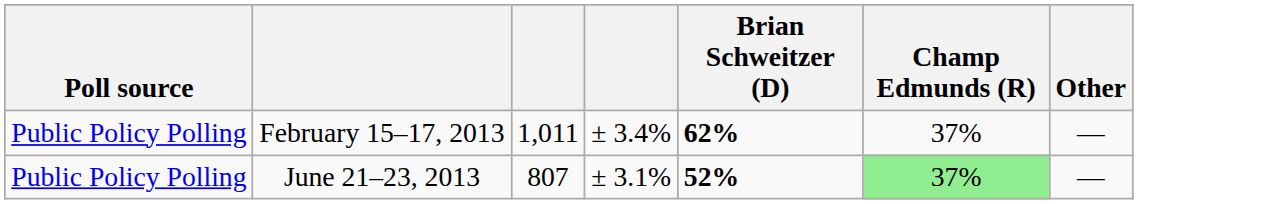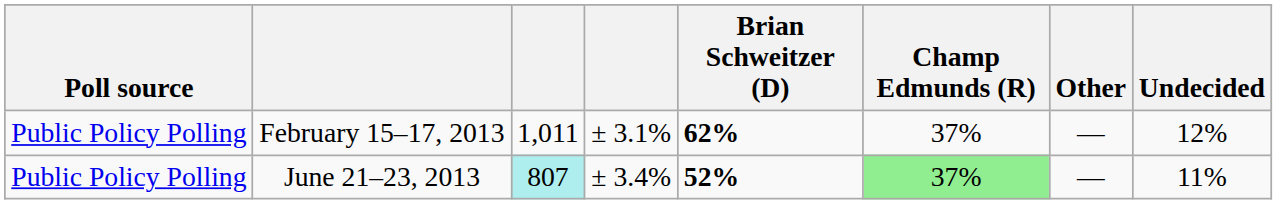+ column: (1202, 88)
(631, 132) ± 3.4% -> (631, 132) ± 3.1%
(548, 176) no background -> (548, 176) paleturquoise background
(631, 176) ± 3.1% -> (631, 176) ± 3.4%
